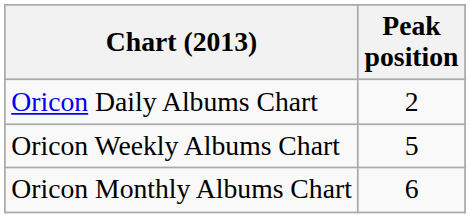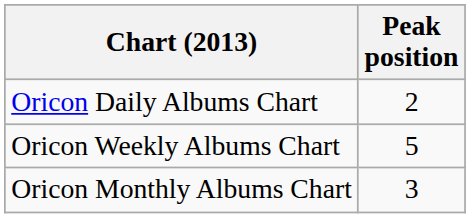(412, 189) 6 -> (412, 189) 3
